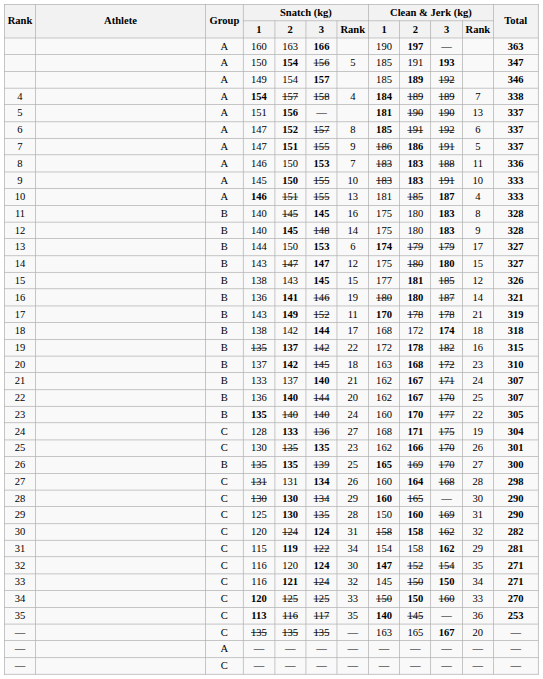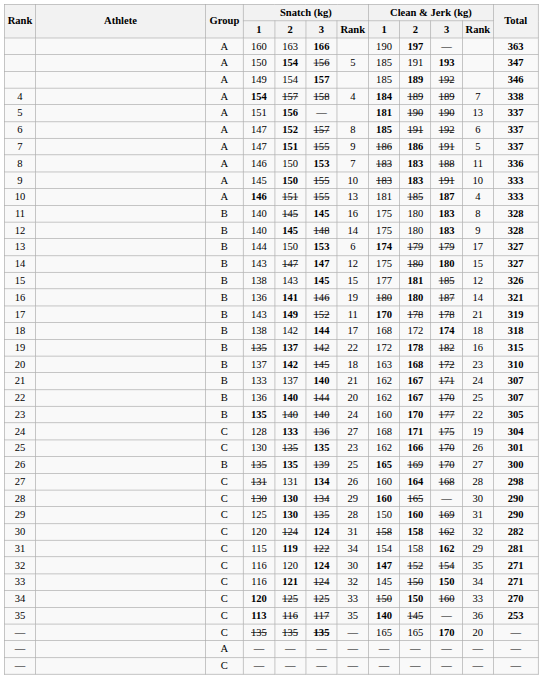(322, 632) normal -> (322, 632) bold
(384, 632) 163 -> (384, 632) 165
(447, 632) 167 -> (447, 632) 170
